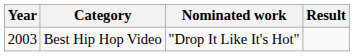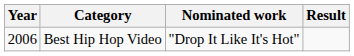(22, 39) 2003 -> (22, 39) 2006
